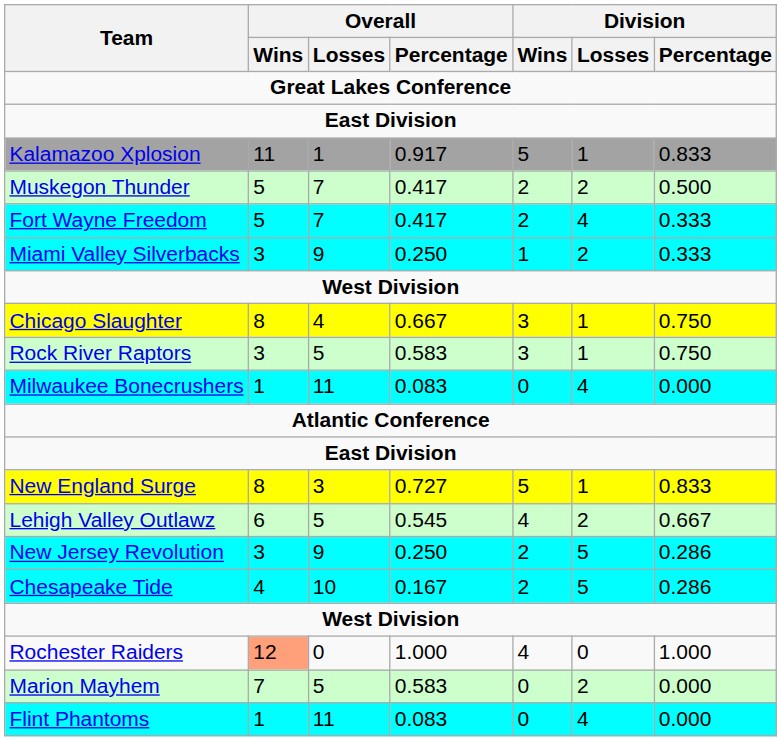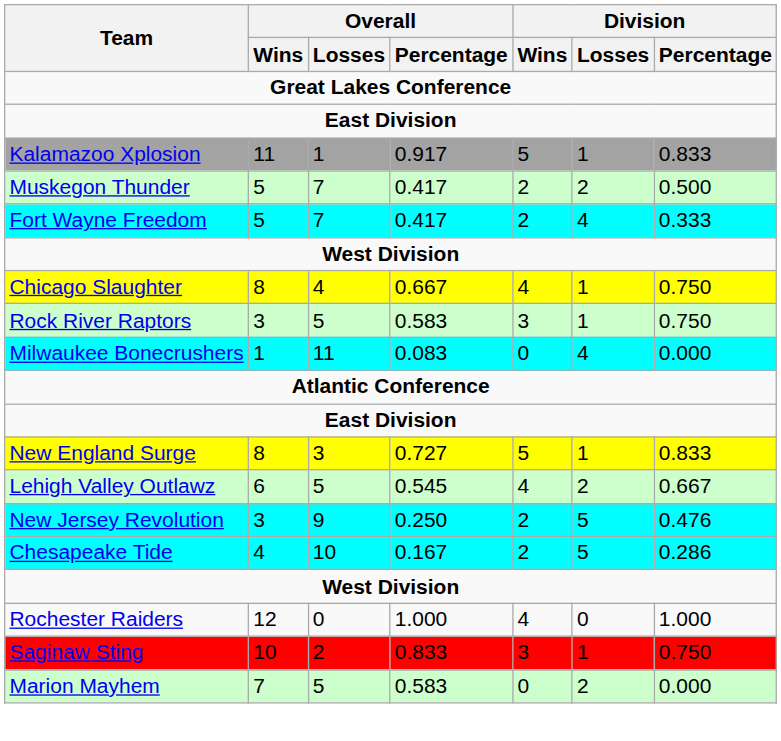- row: (125, 253)
(523, 320) 3 -> (523, 287) 4
(685, 552) 0.286 -> (685, 519) 0.476
(265, 652) lightsalmon background -> (265, 619) no background
+ row: (76, 652)
- row: (79, 719)
